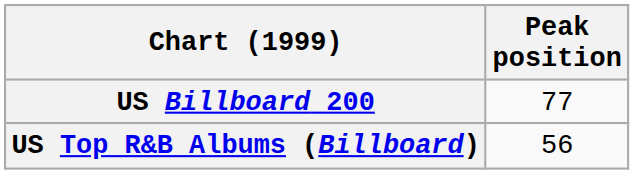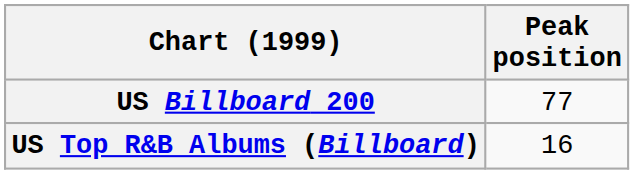(557, 146) 56 -> (557, 146) 16
